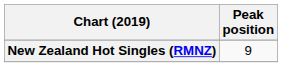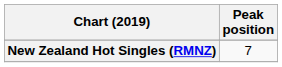(248, 51) 9 -> (248, 51) 7
